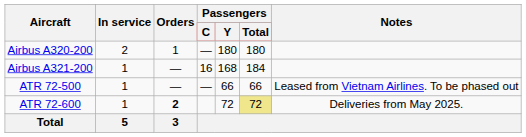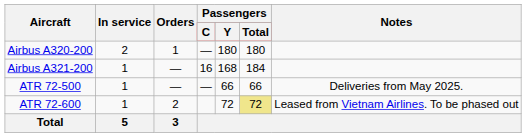(396, 86) Leased from Vietnam Airlines. To be phased out -> (396, 86) Deliveries from May 2025.
(175, 104) bold -> (175, 104) normal
(396, 104) Deliveries from May 2025. -> (396, 104) Leased from Vietnam Airlines. To be phased out
